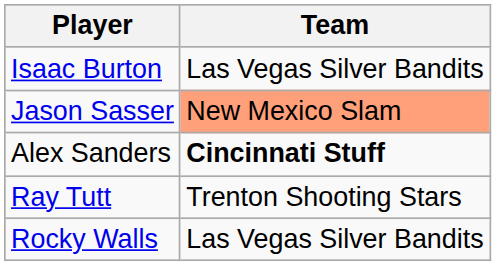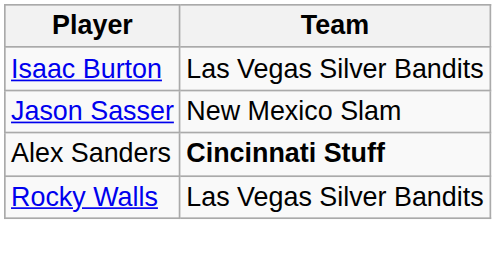(294, 111) lightsalmon background -> (294, 111) no background
- row: (61, 196)
